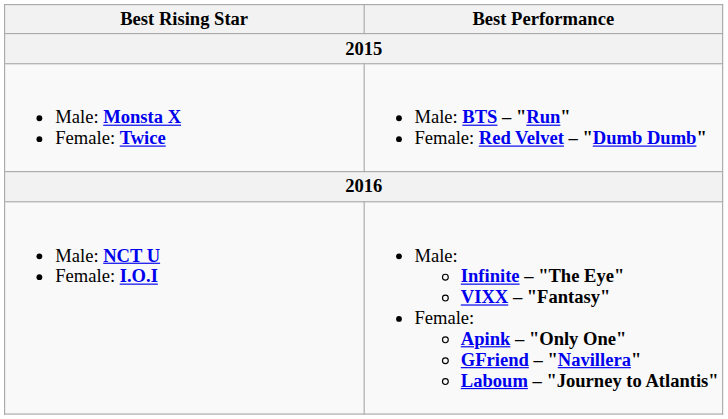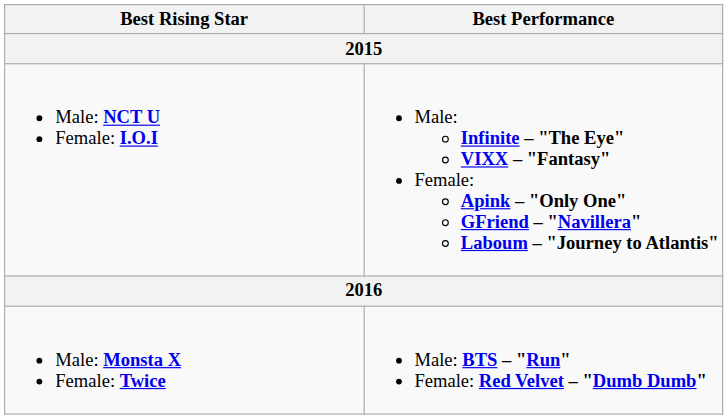rows swapped: (184, 128) <-> (184, 266)
